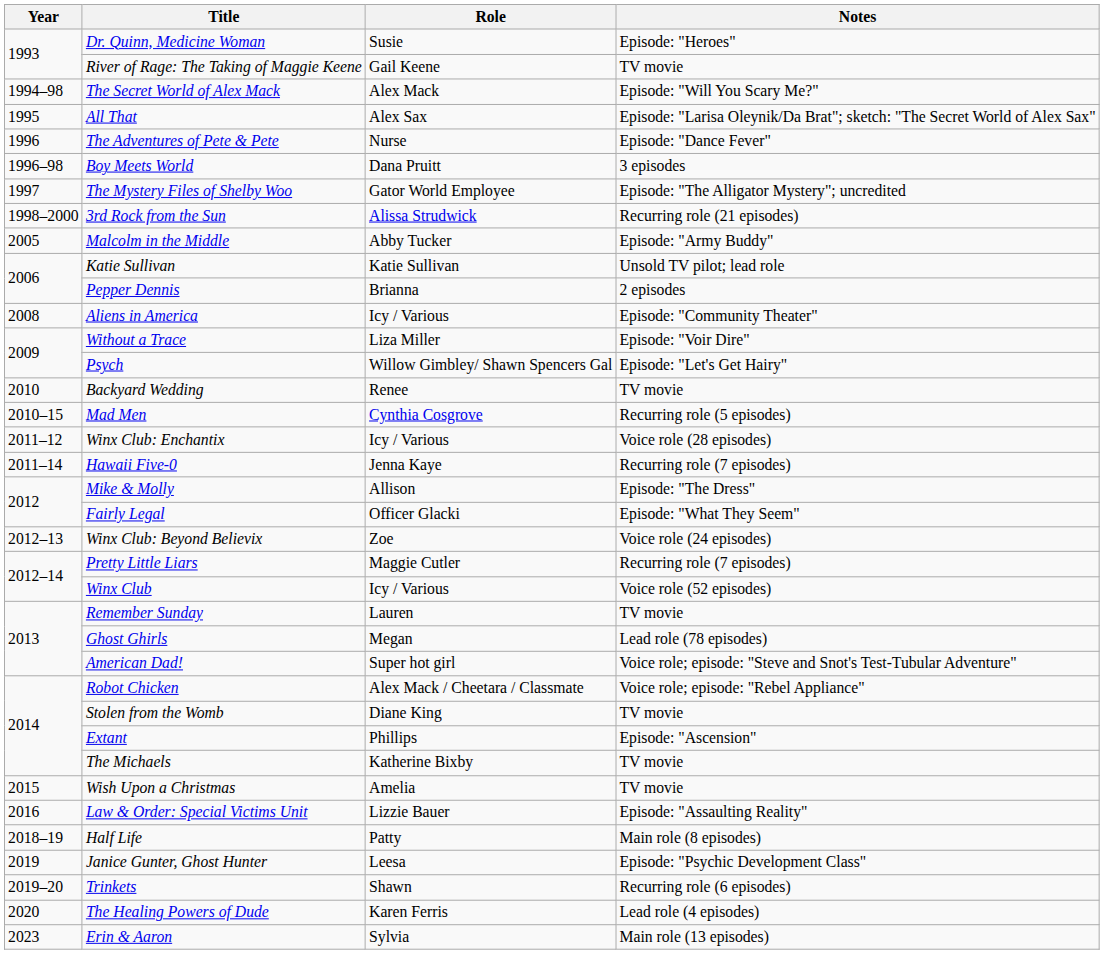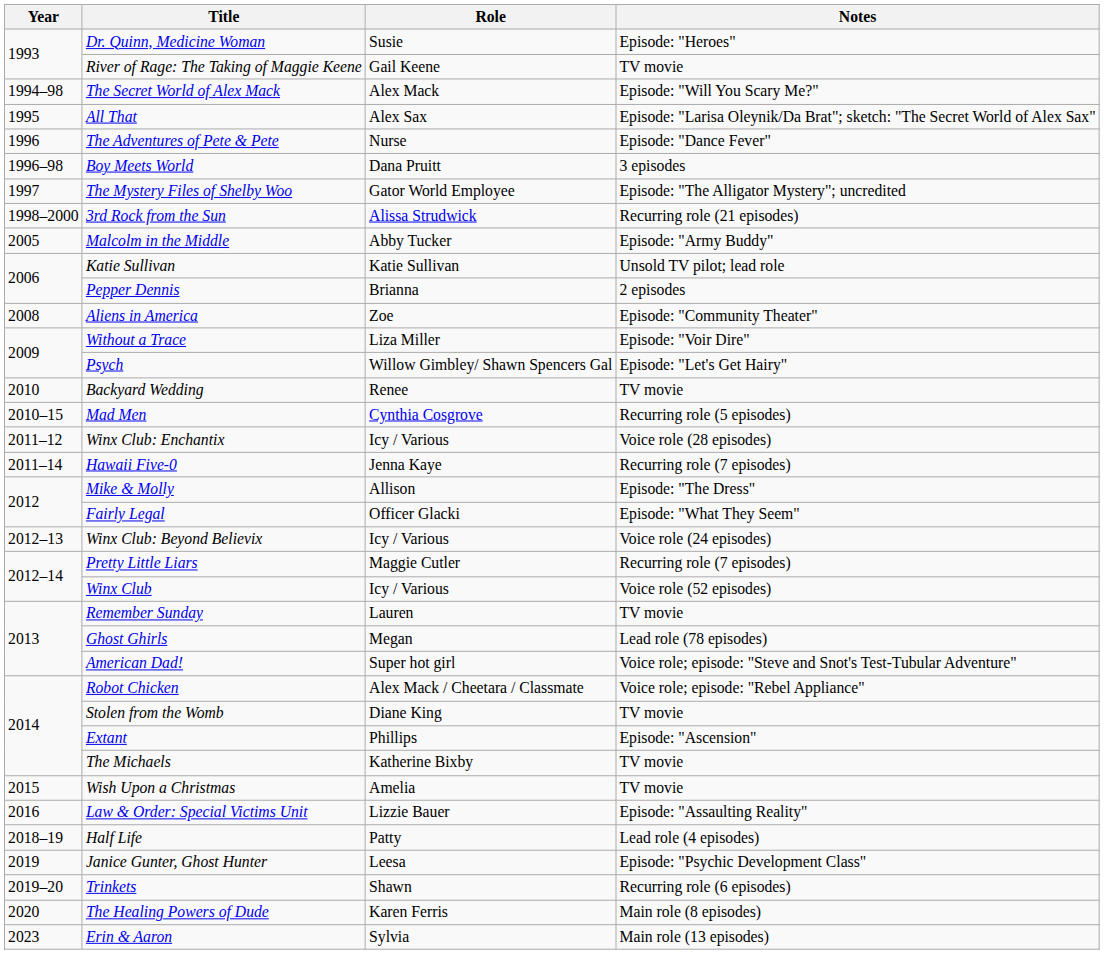(409, 315) Icy / Various -> (381, 315) Zoe
(381, 539) Zoe -> (409, 539) Icy / Various
(690, 837) Main role (8 episodes) -> (689, 837) Lead role (4 episodes)
(689, 912) Lead role (4 episodes) -> (690, 912) Main role (8 episodes)
